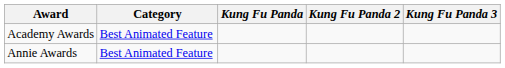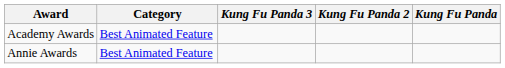columns swapped: (262, 14) <-> (452, 14)
